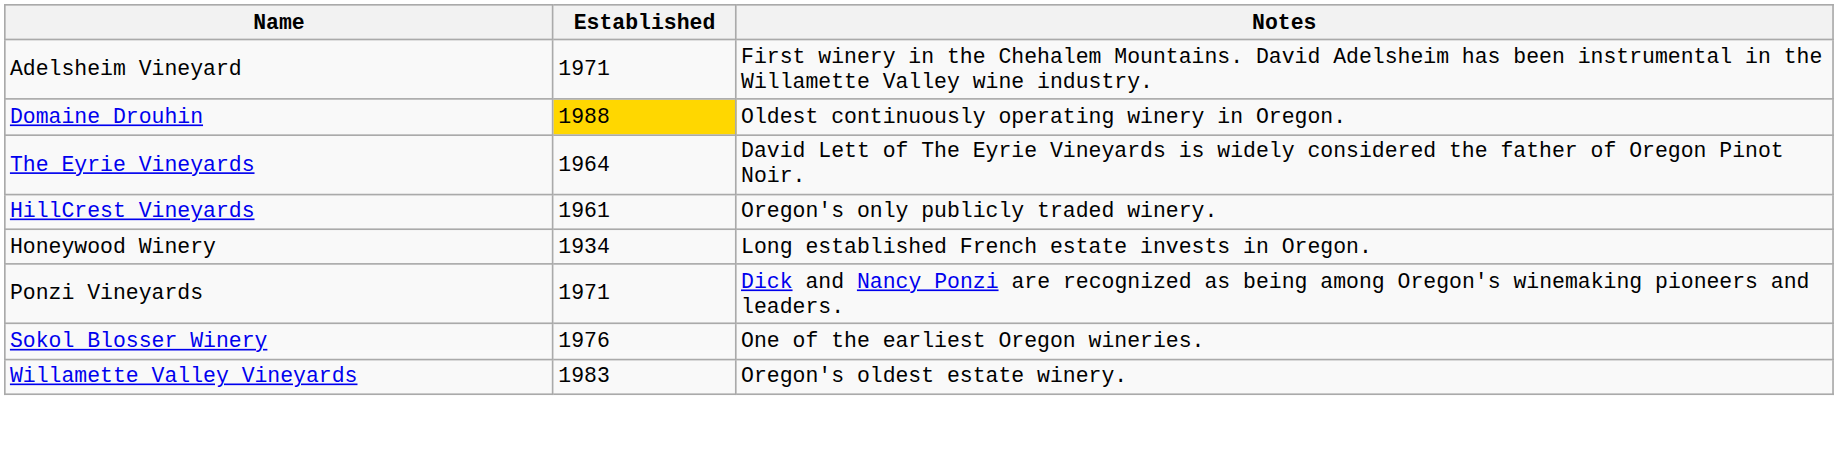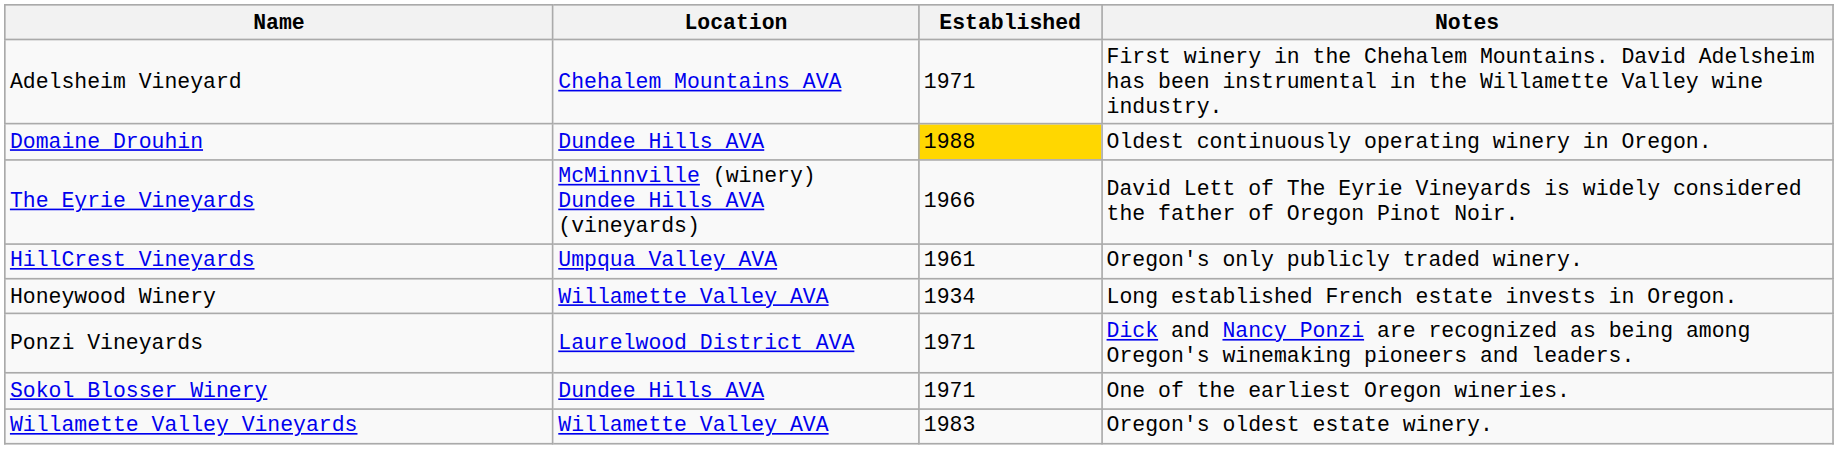+ column: (736, 22)
(584, 164) 1964 -> (950, 201) 1966
(584, 341) 1976 -> (950, 391) 1971
